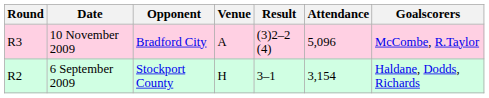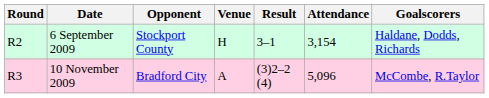rows swapped: (81, 75) <-> (84, 41)
